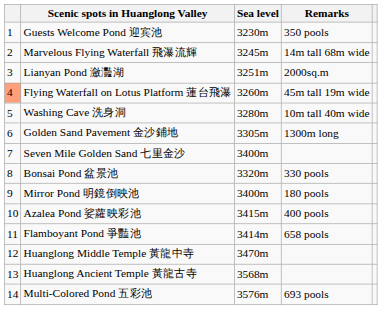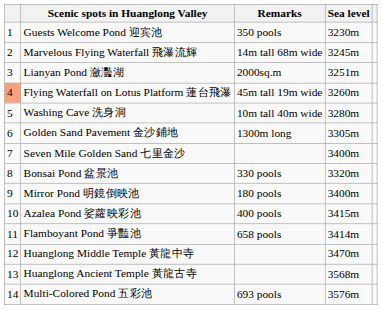columns swapped: (258, 13) <-> (327, 13)
